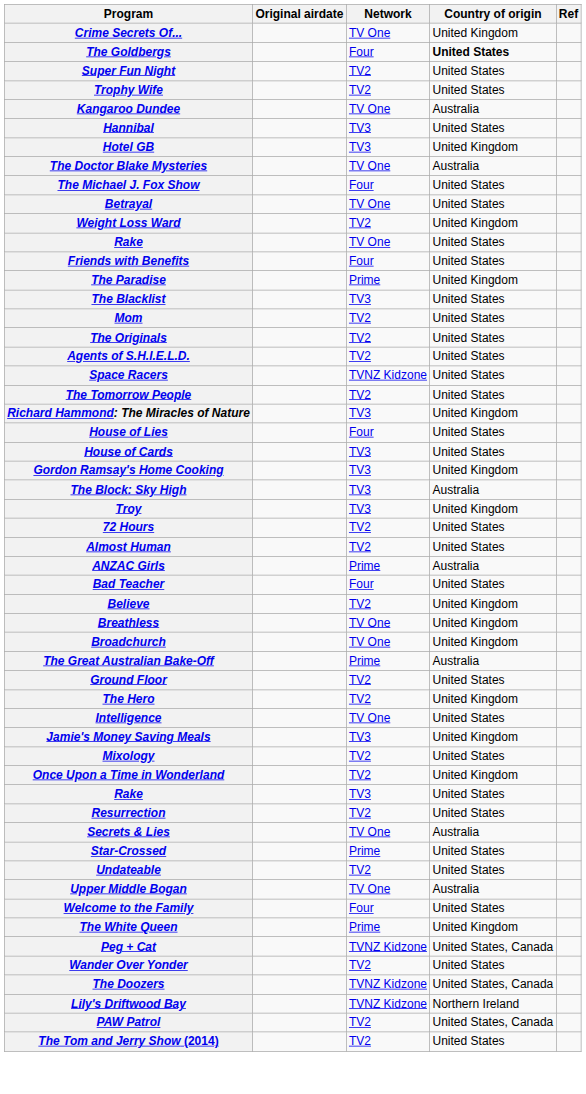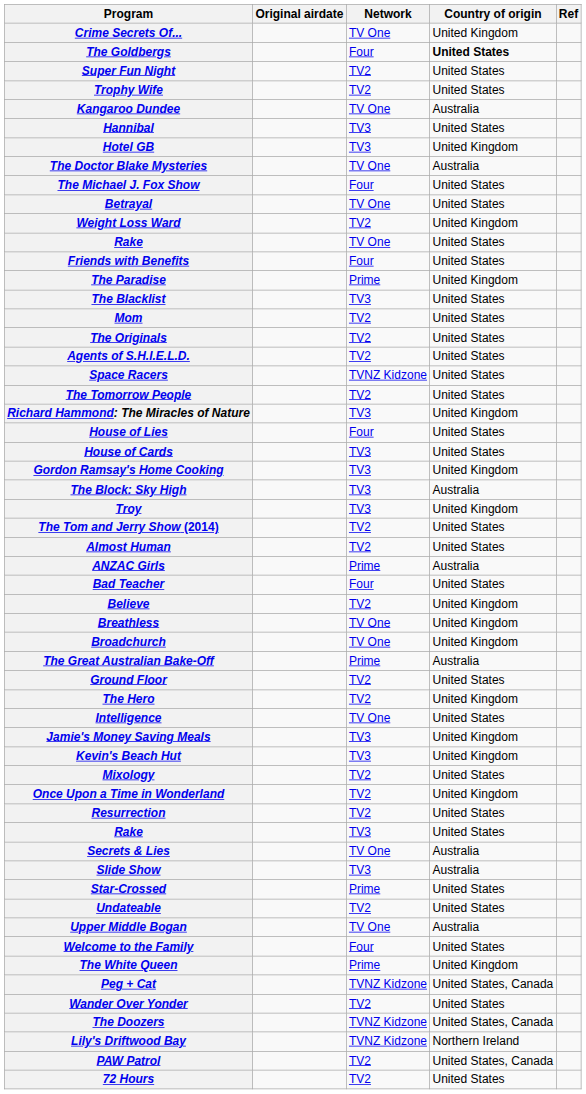rows swapped: (128, 527) <-> (128, 1041)
+ row: (128, 756)
rows swapped: (128, 794) <-> (128, 813)
+ row: (128, 870)
